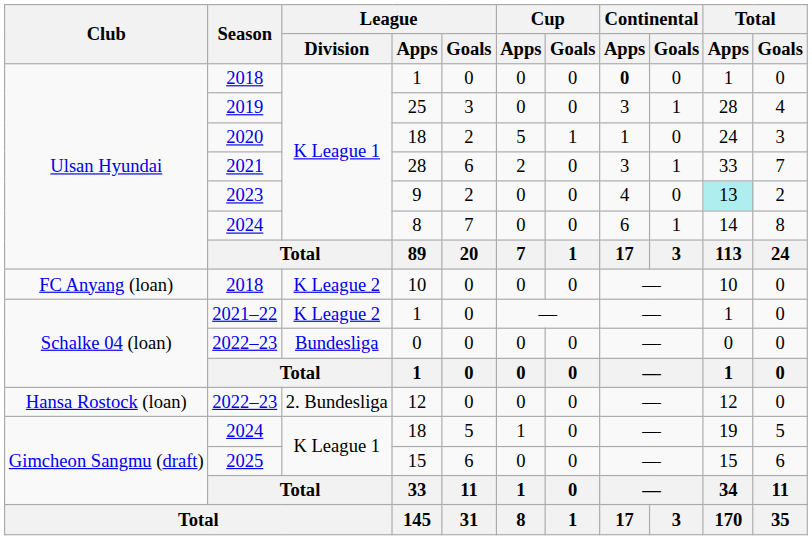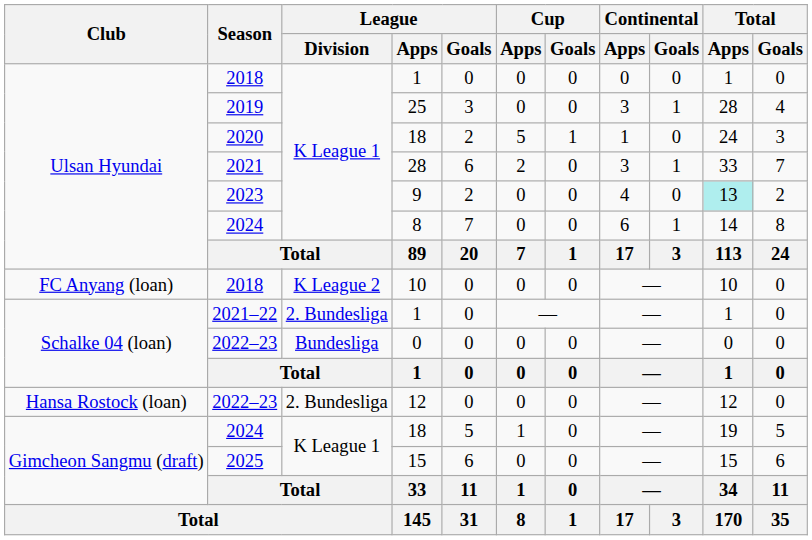(625, 78) bold -> (625, 78) normal
(337, 313) K League 2 -> (337, 313) 2. Bundesliga
